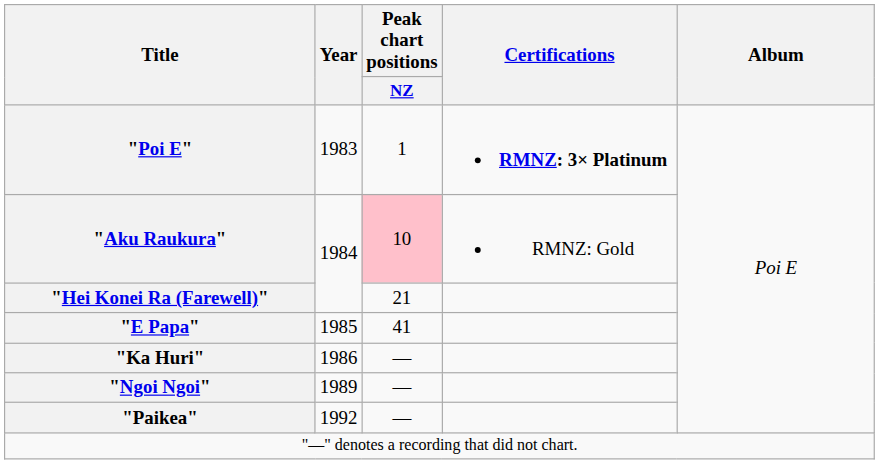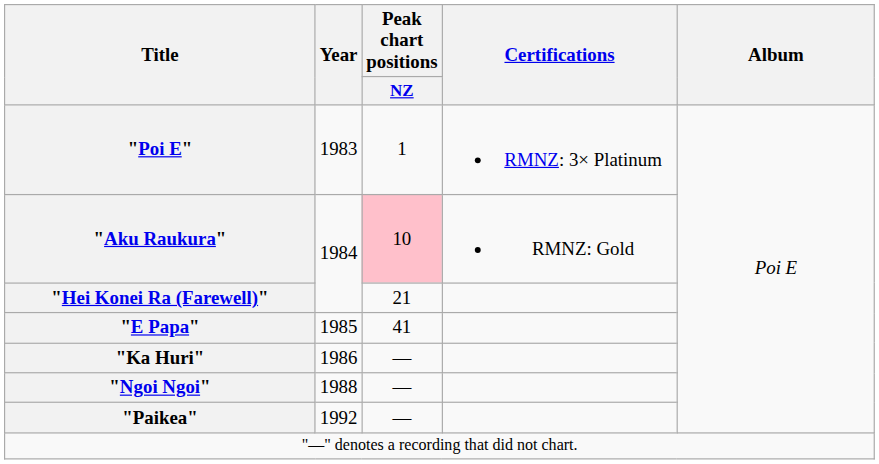(560, 160) bold -> (560, 160) normal
(339, 387) 1989 -> (339, 387) 1988
